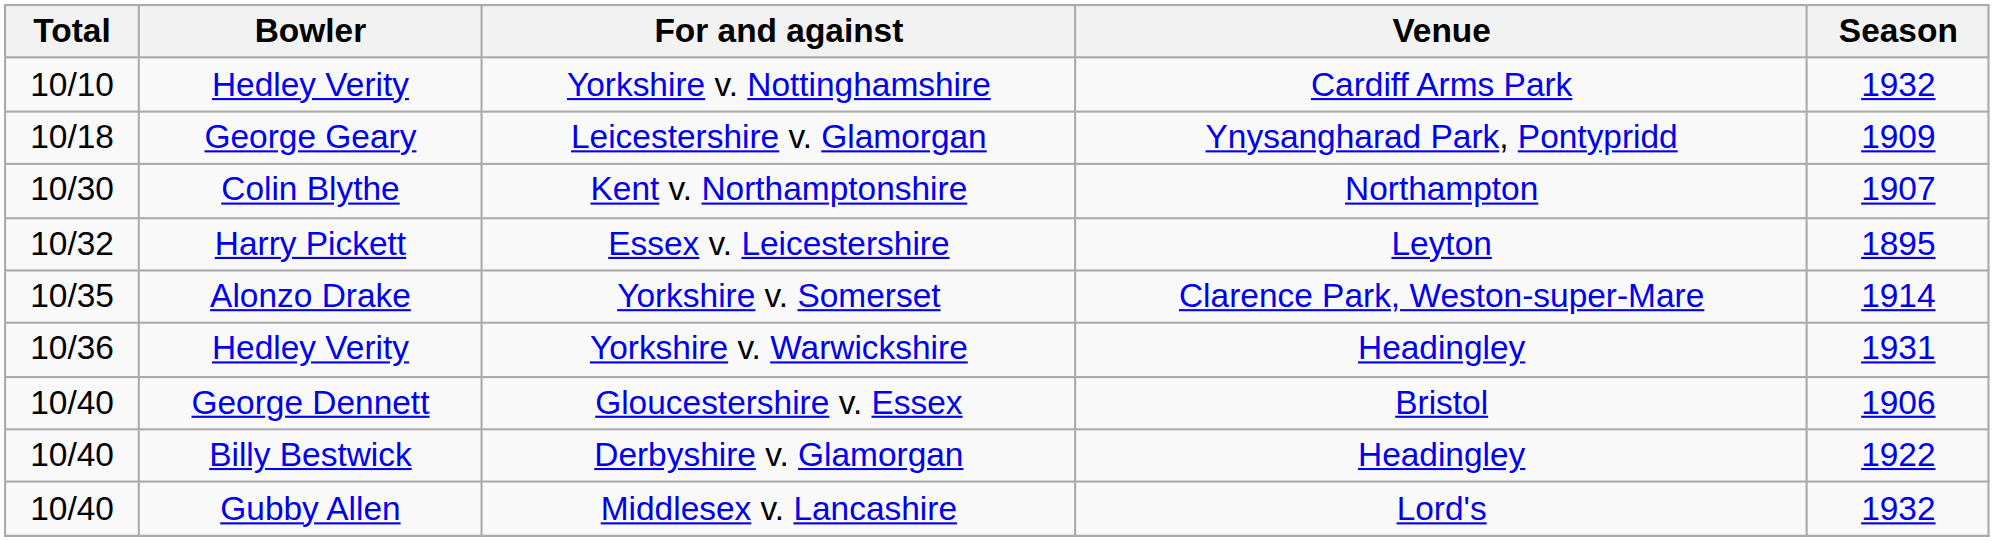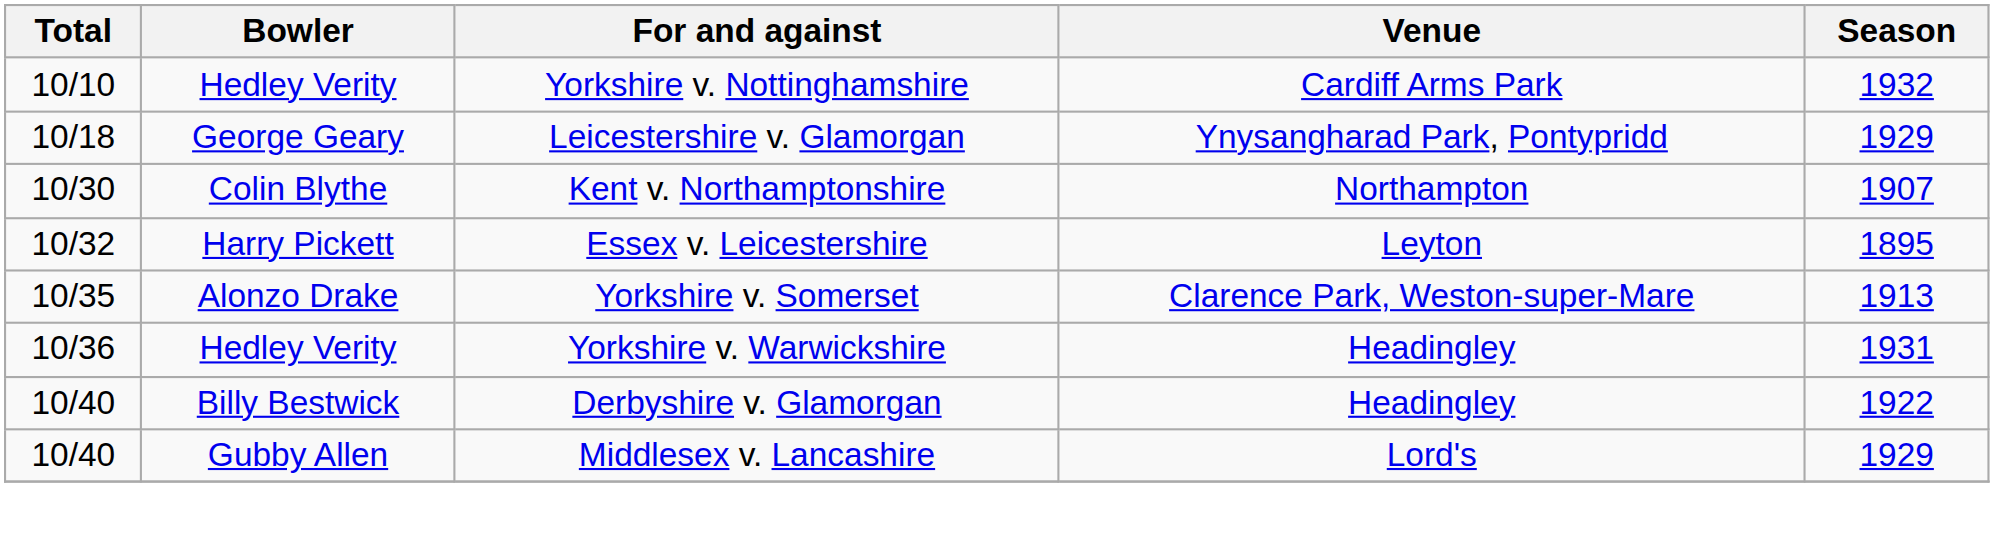(1898, 137) 1909 -> (1897, 137) 1929
(1898, 296) 1914 -> (1897, 296) 1913
- row: (779, 402)
(1898, 508) 1932 -> (1897, 455) 1929
